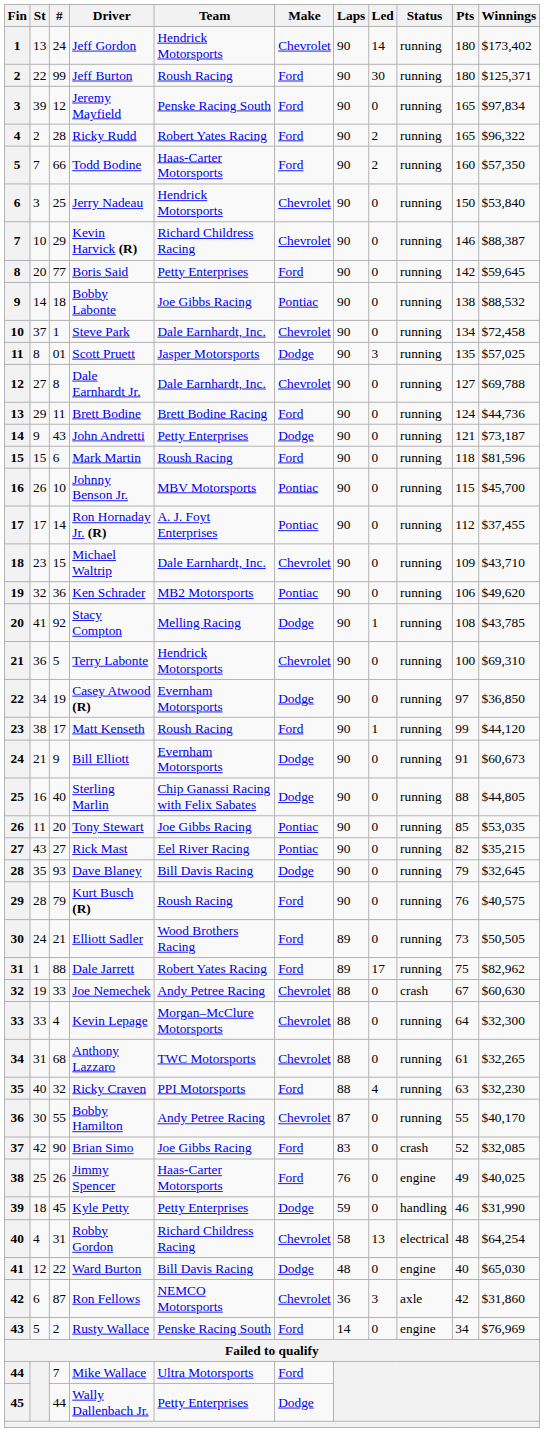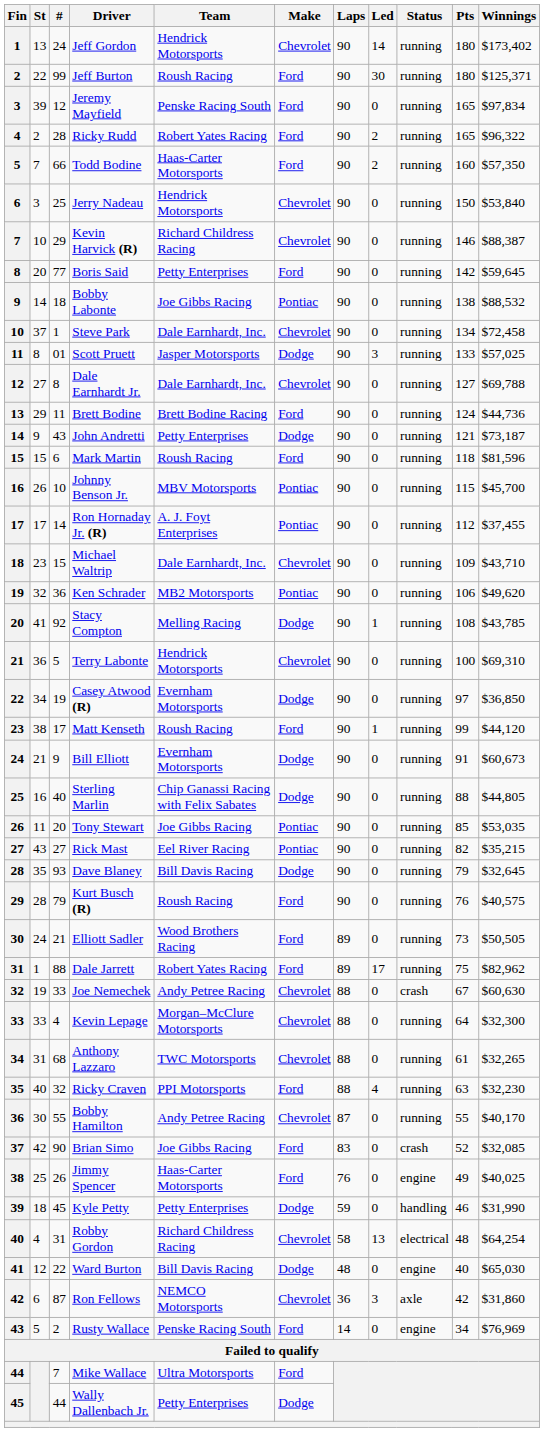(465, 353) 135 -> (465, 353) 133
